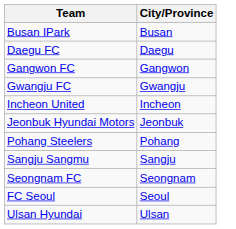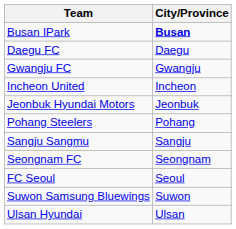(156, 31) normal -> (173, 31) bold
- row: (41, 68)
+ row: (78, 196)
